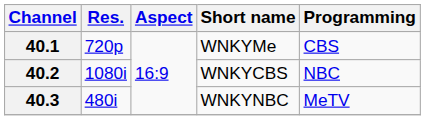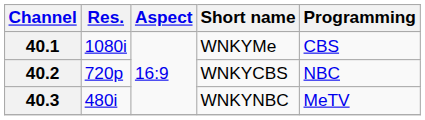(104, 45) 720p -> (106, 45) 1080i
(106, 73) 1080i -> (104, 73) 720p
